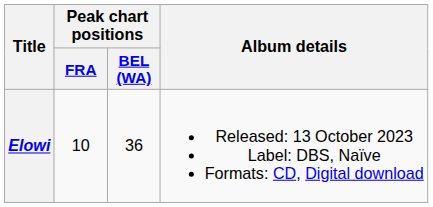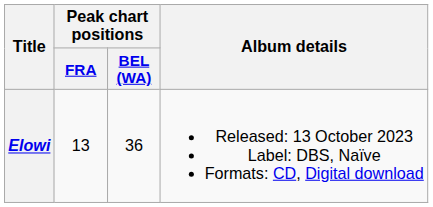(81, 146) 10 -> (81, 146) 13
